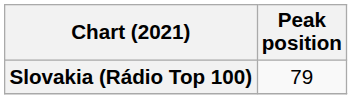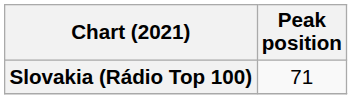(302, 76) 79 -> (302, 76) 71
